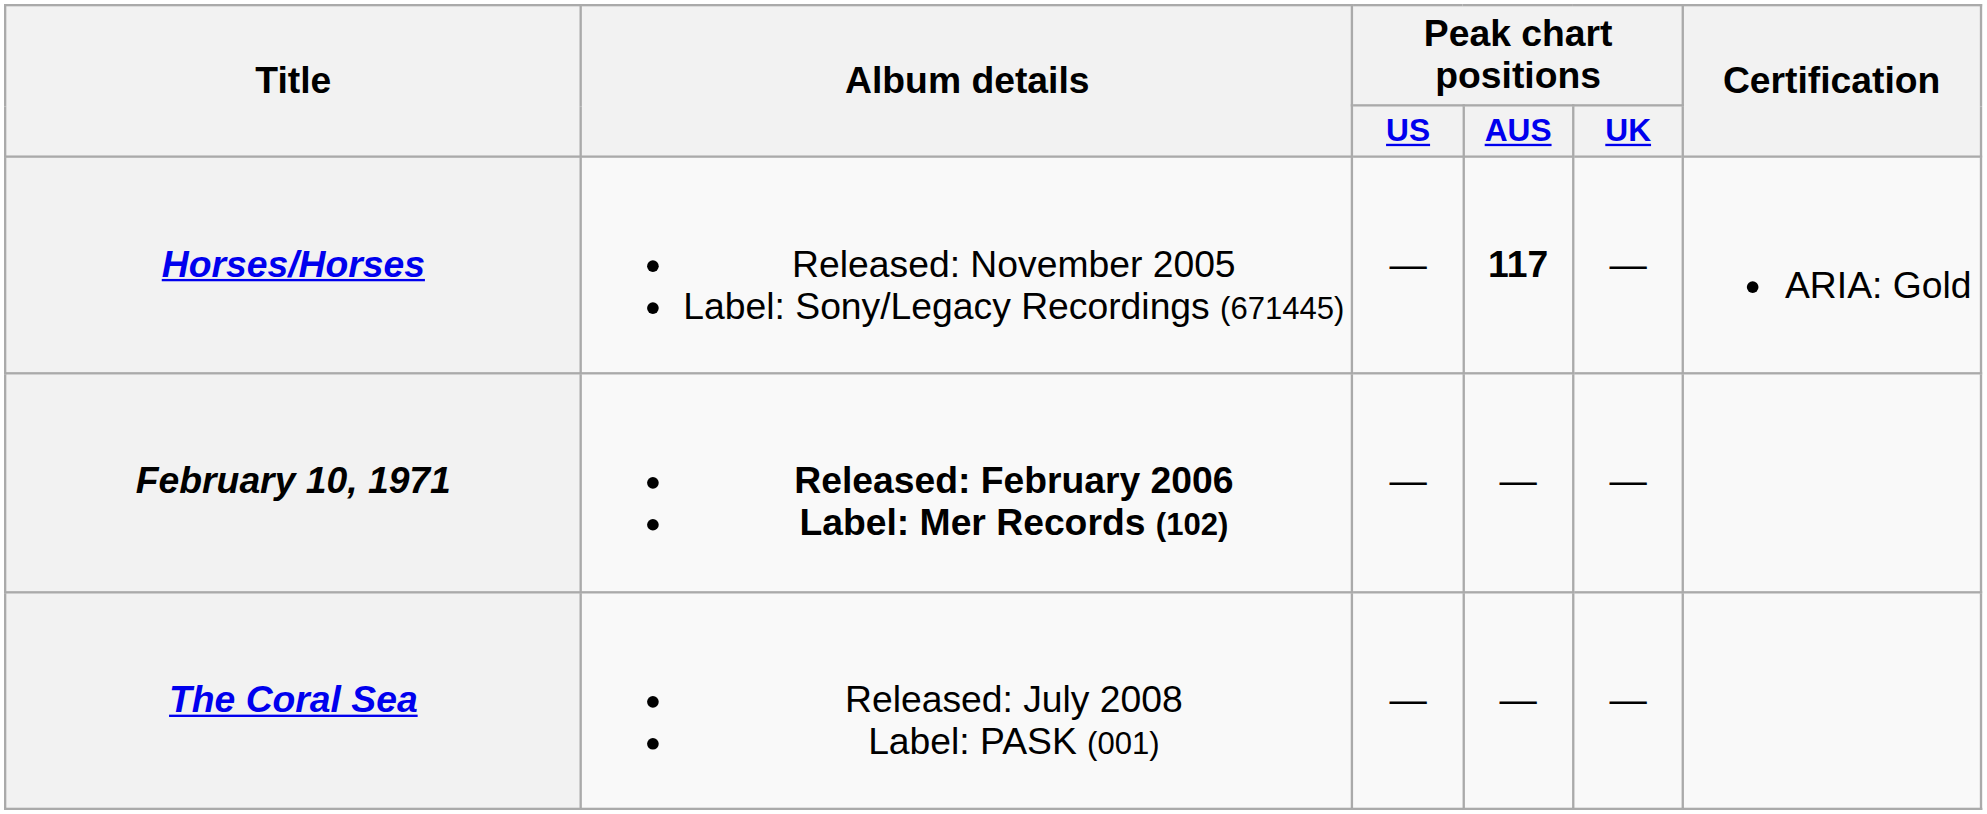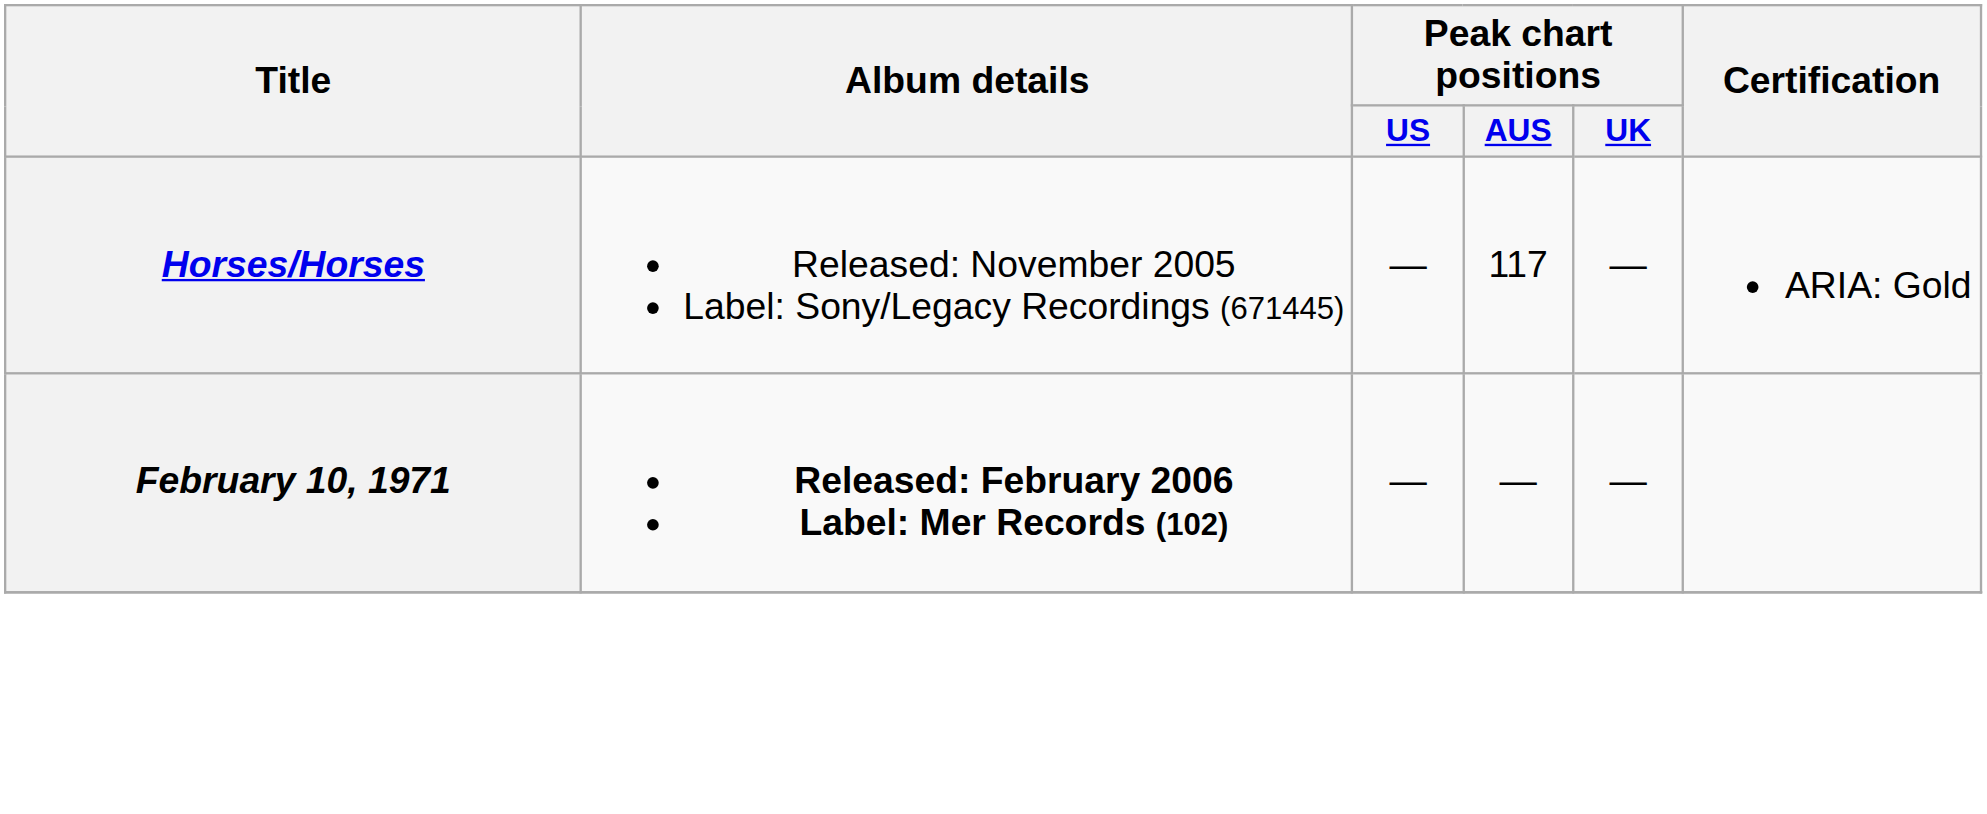(1518, 264) bold -> (1518, 264) normal
- row: (293, 699)
